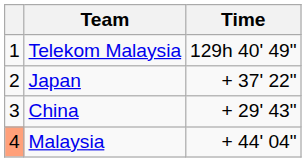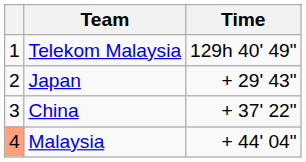(259, 80) + 37' 22" -> (259, 80) + 29' 43"
(259, 111) + 29' 43" -> (259, 111) + 37' 22"
